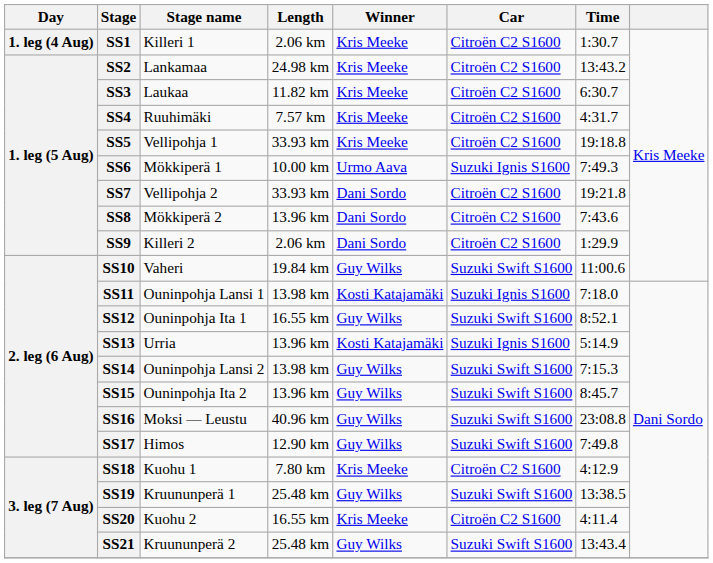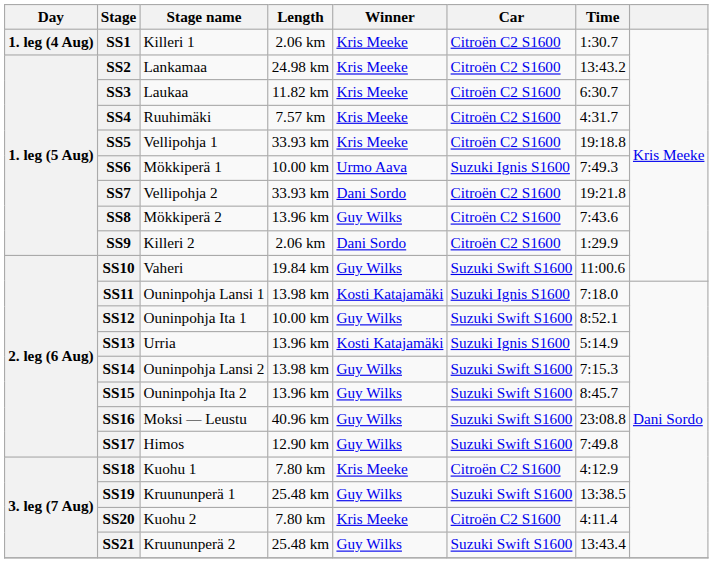(371, 217) Dani Sordo -> (369, 217) Guy Wilks
(300, 318) 16.55 km -> (300, 318) 10.00 km
(300, 519) 16.55 km -> (300, 519) 7.80 km
